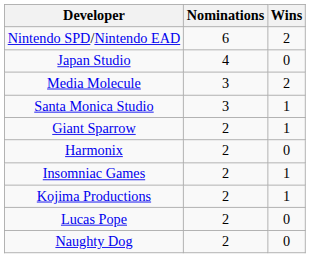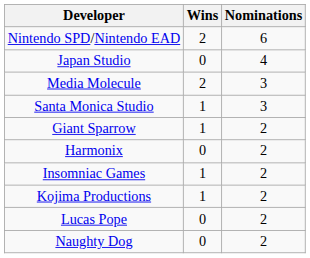columns swapped: (226, 15) <-> (287, 15)
